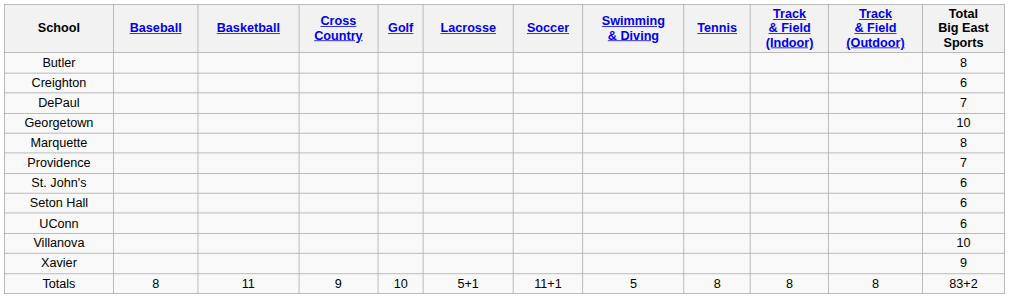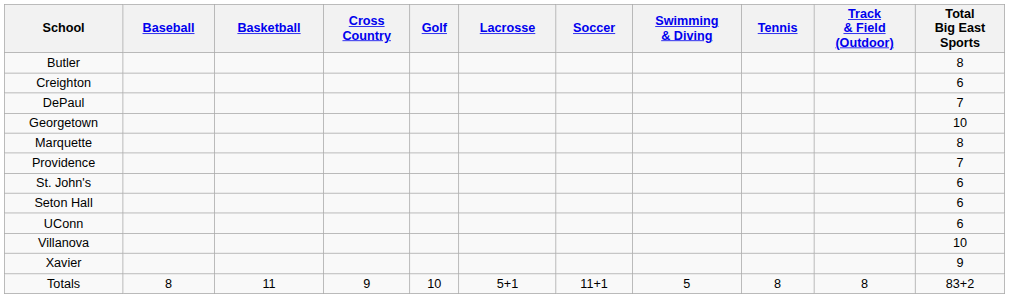- column: (790, 28)
